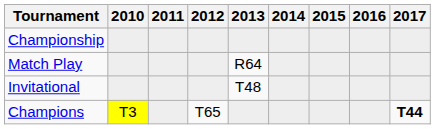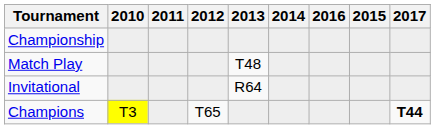columns swapped: (329, 16) <-> (369, 16)
(248, 64) R64 -> (248, 64) T48
(248, 87) T48 -> (248, 87) R64
